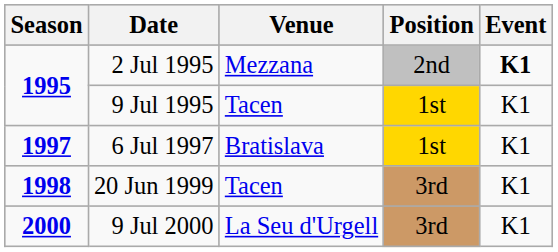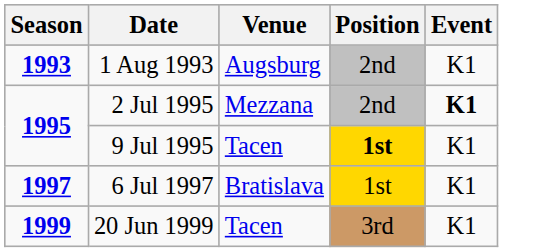+ row: (156, 65)
(432, 105) normal -> (377, 145) bold
(46, 186) 1998 -> (46, 226) 1999
- row: (162, 226)
